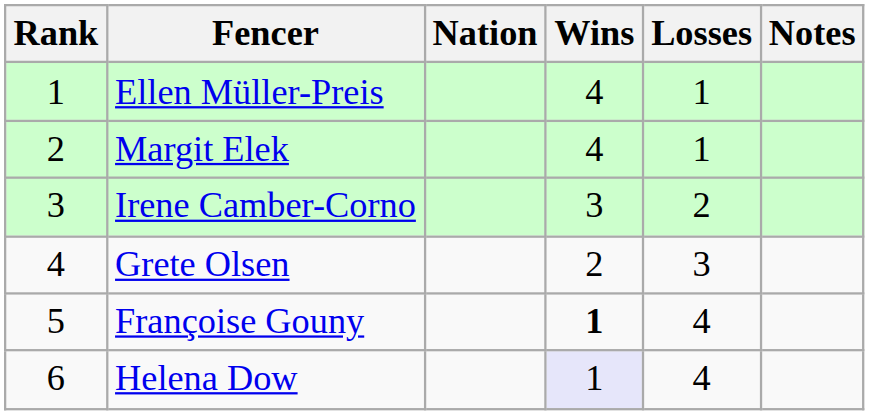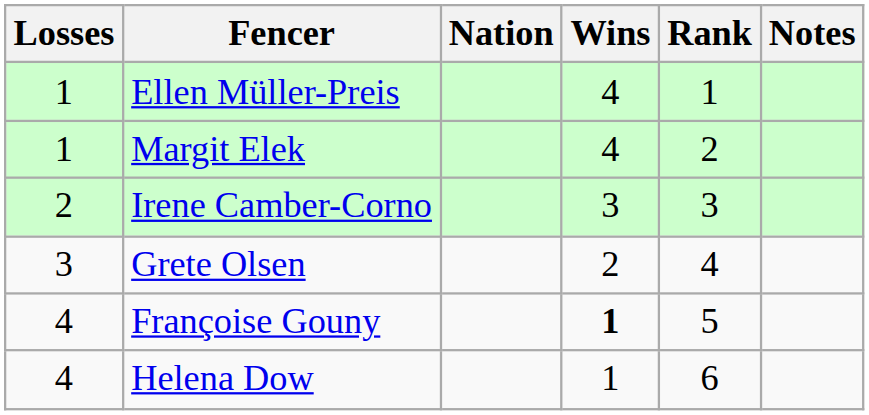columns swapped: (56, 33) <-> (702, 33)
(594, 378) lavender background -> (610, 378) no background
